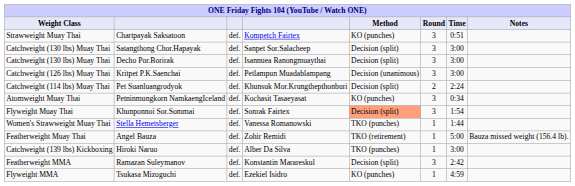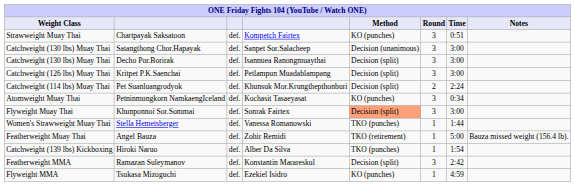(375, 48) Decision (split) -> (385, 48) Decision (unanimous)
(385, 73) Decision (unanimous) -> (375, 73) Decision (split)
(457, 111) 1:54 -> (457, 111) 3:00
(457, 149) 3:00 -> (457, 149) 1:54
